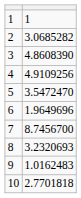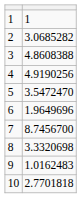(49, 56) 4.8608390 -> (49, 56) 4.8608388
(49, 74) 4.9109256 -> (49, 74) 4.9190256
(49, 147) 3.2320693 -> (49, 147) 3.3320698
